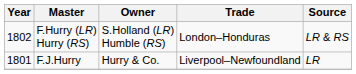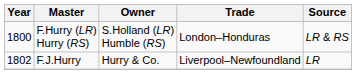(19, 36) 1802 -> (19, 36) 1800
(19, 60) 1801 -> (19, 60) 1802
